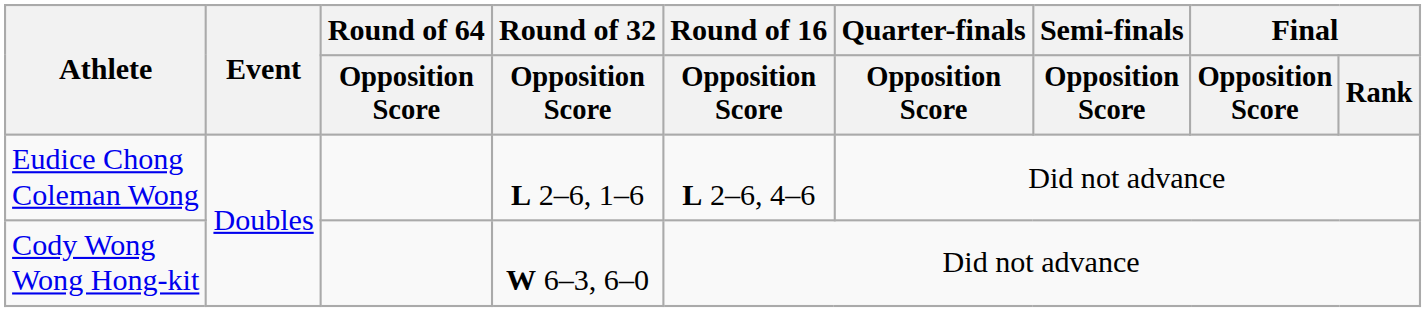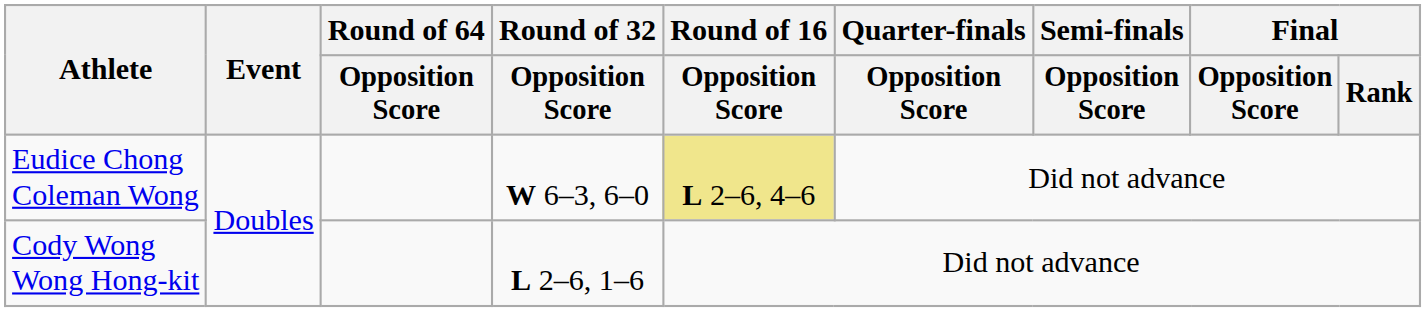(578, 195) L 2–6, 1–6 -> (578, 195) W 6–3, 6–0
(749, 195) no background -> (749, 195) khaki background
(578, 280) W 6–3, 6–0 -> (578, 280) L 2–6, 1–6
